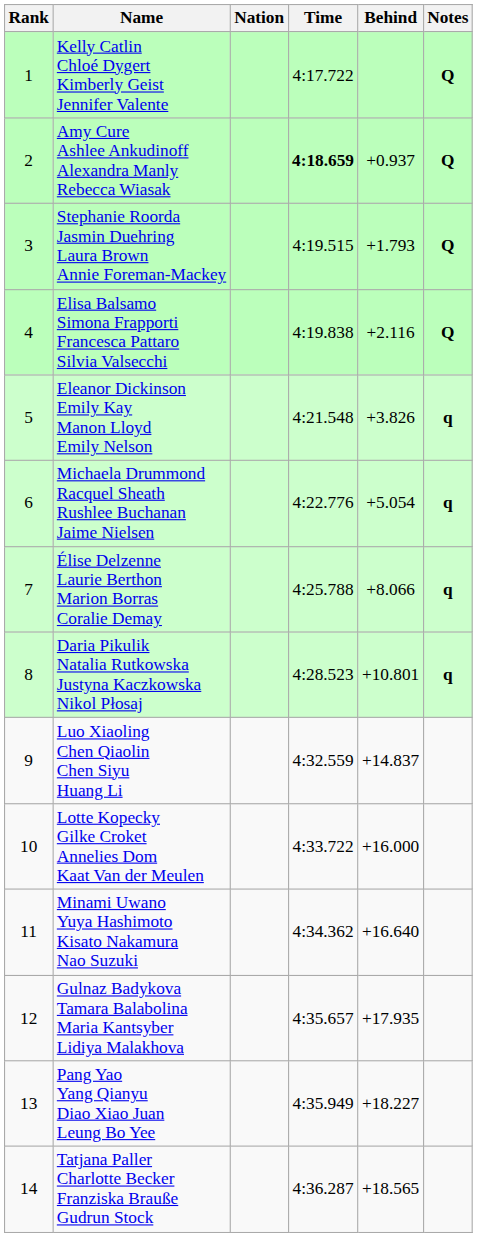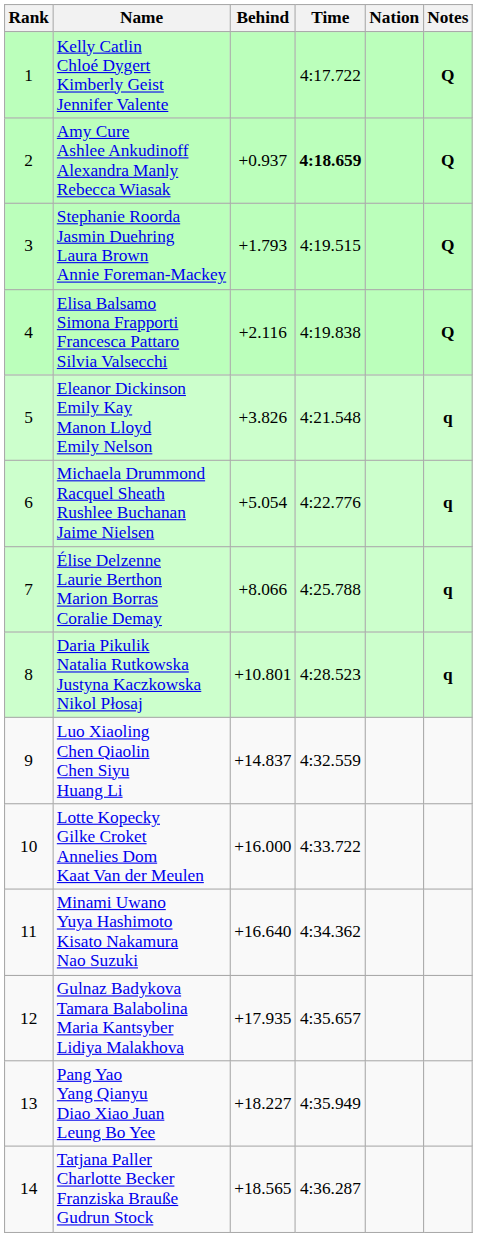columns swapped: (259, 18) <-> (391, 18)
